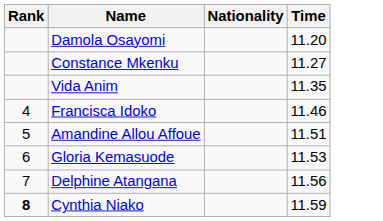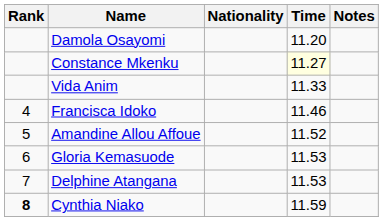+ column: (354, 16)
(308, 63) no background -> (308, 63) lightyellow background
(308, 87) 11.35 -> (308, 87) 11.33
(308, 134) 11.51 -> (308, 134) 11.52
(308, 181) 11.56 -> (308, 181) 11.53
